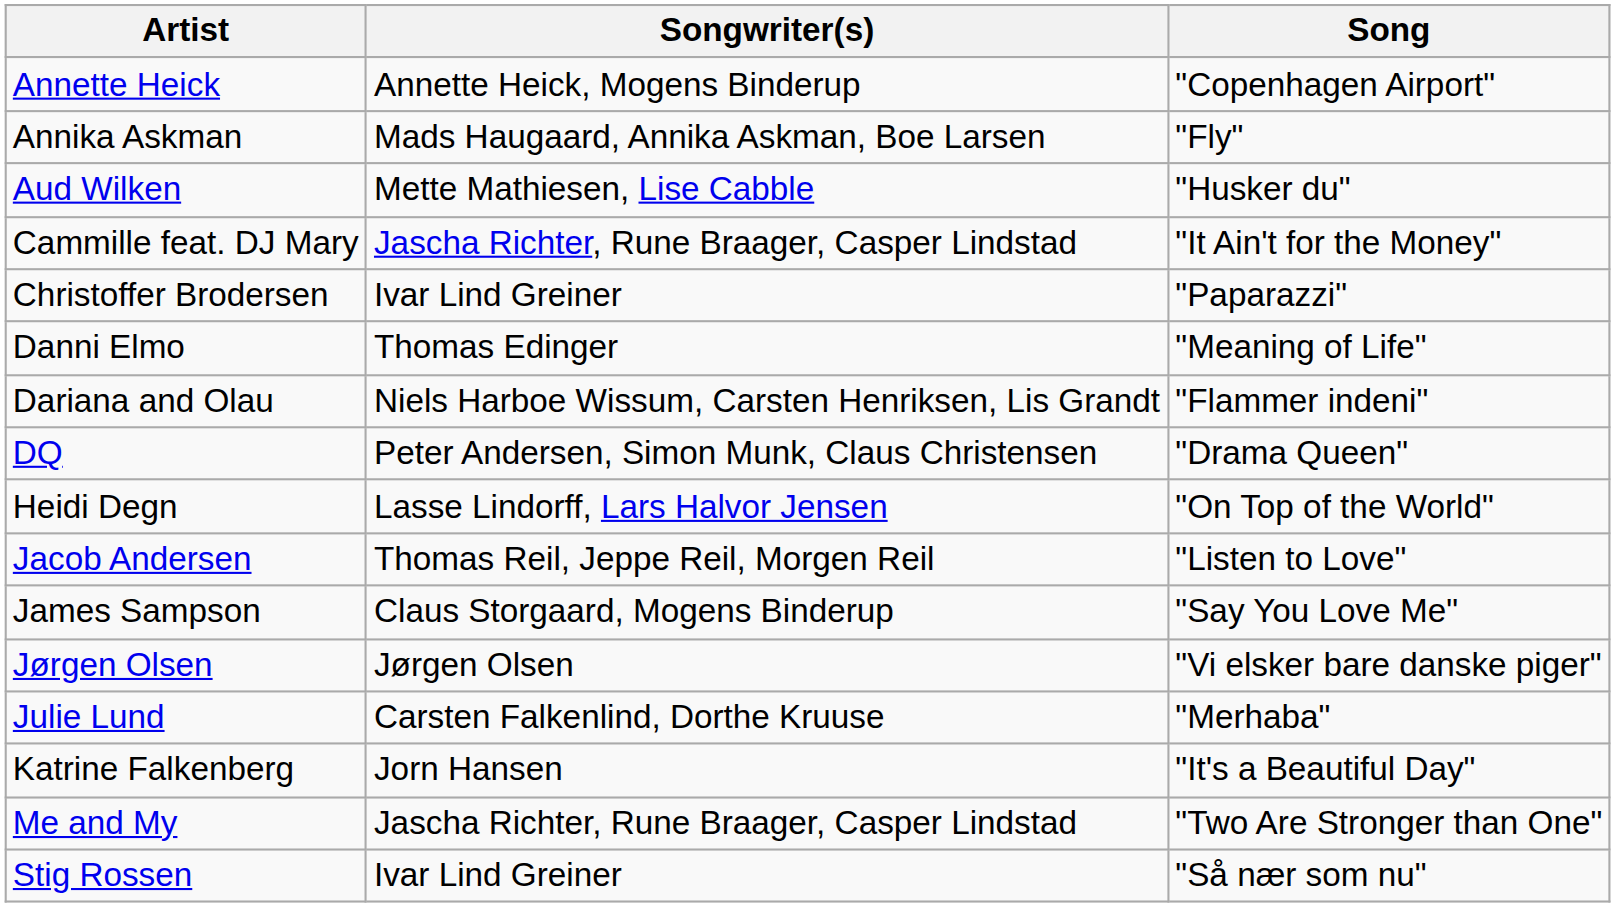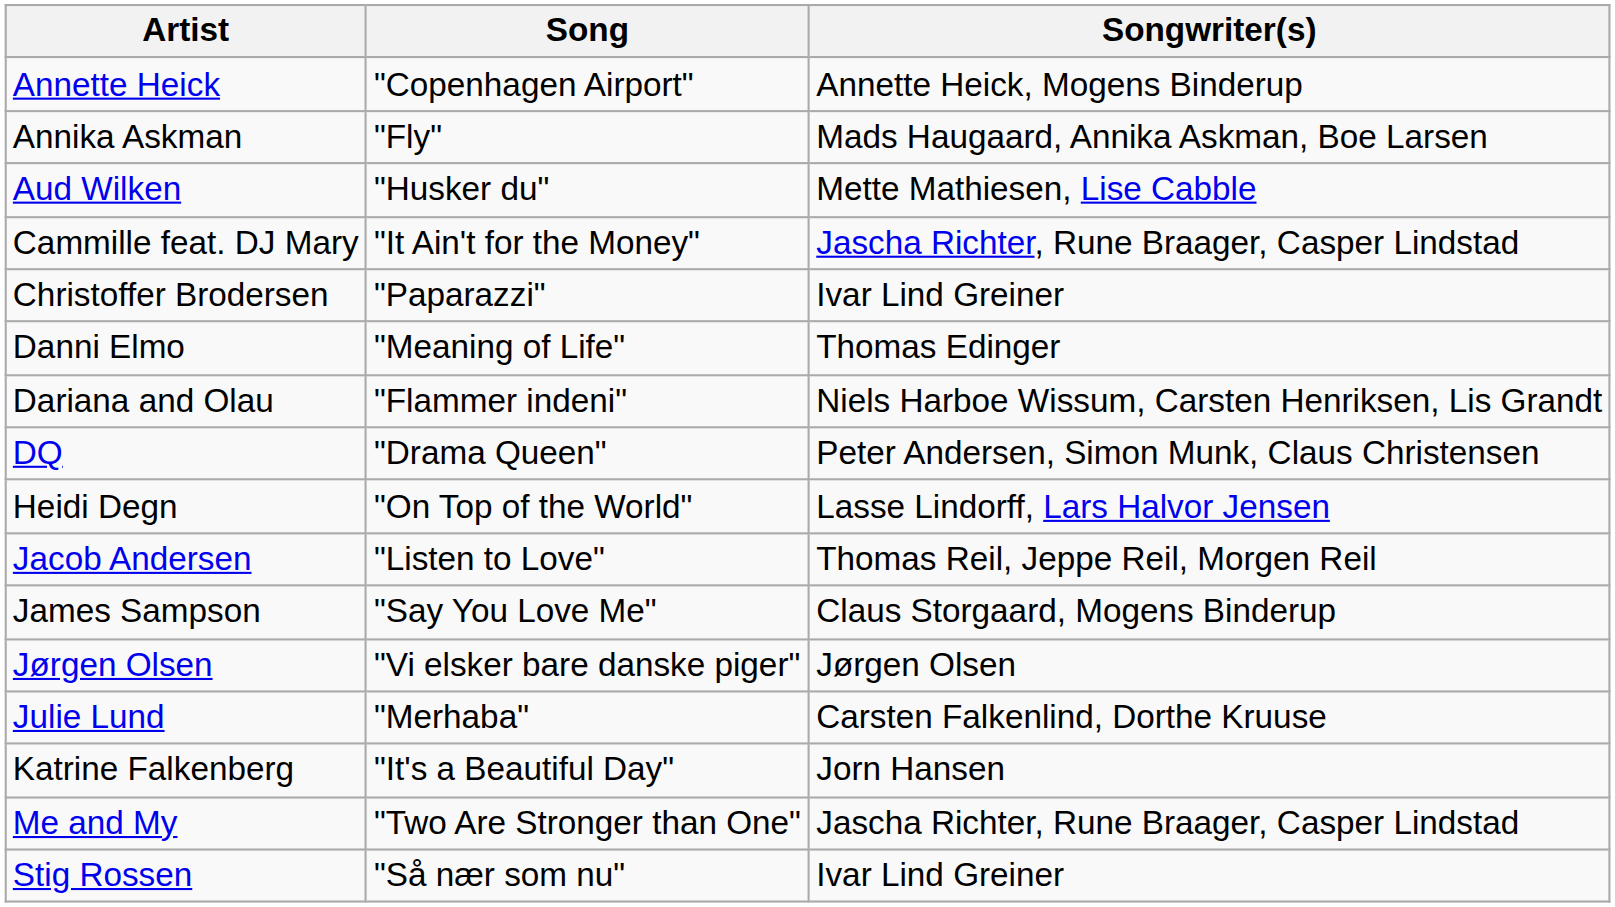columns swapped: (1389, 30) <-> (767, 30)
